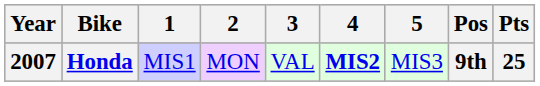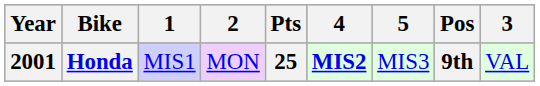columns swapped: (293, 23) <-> (514, 23)
(33, 61) 2007 -> (33, 61) 2001
